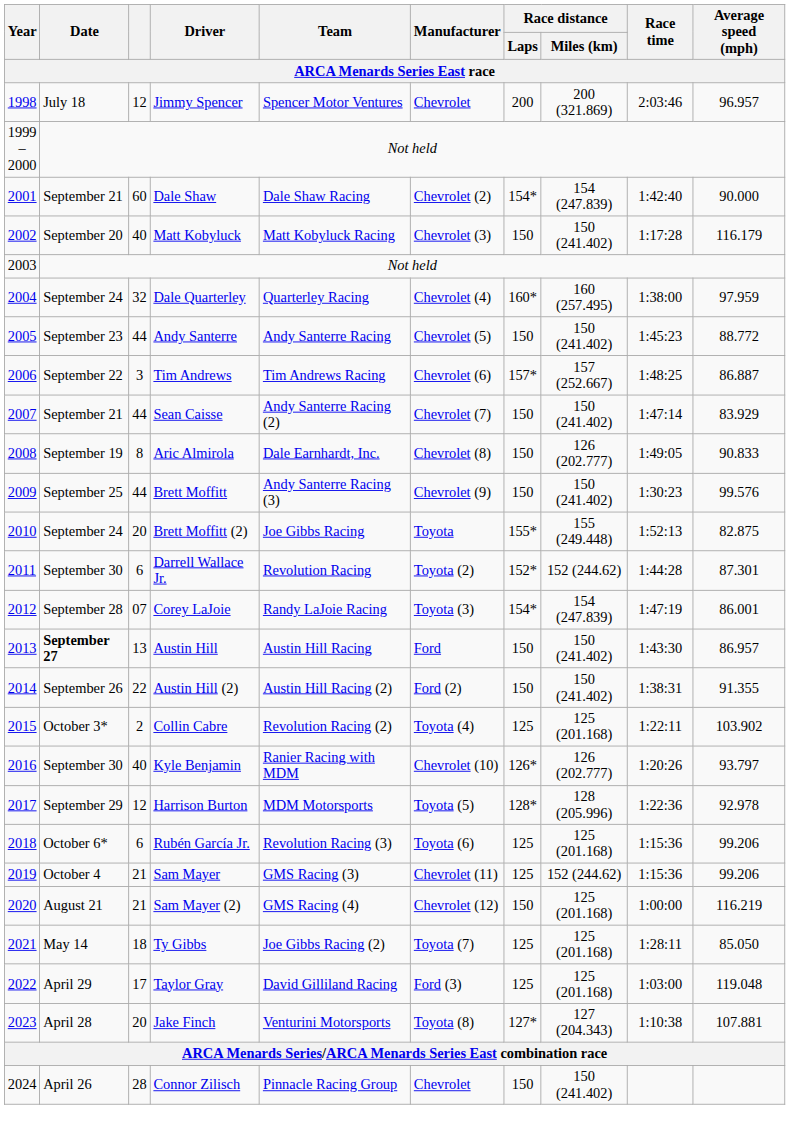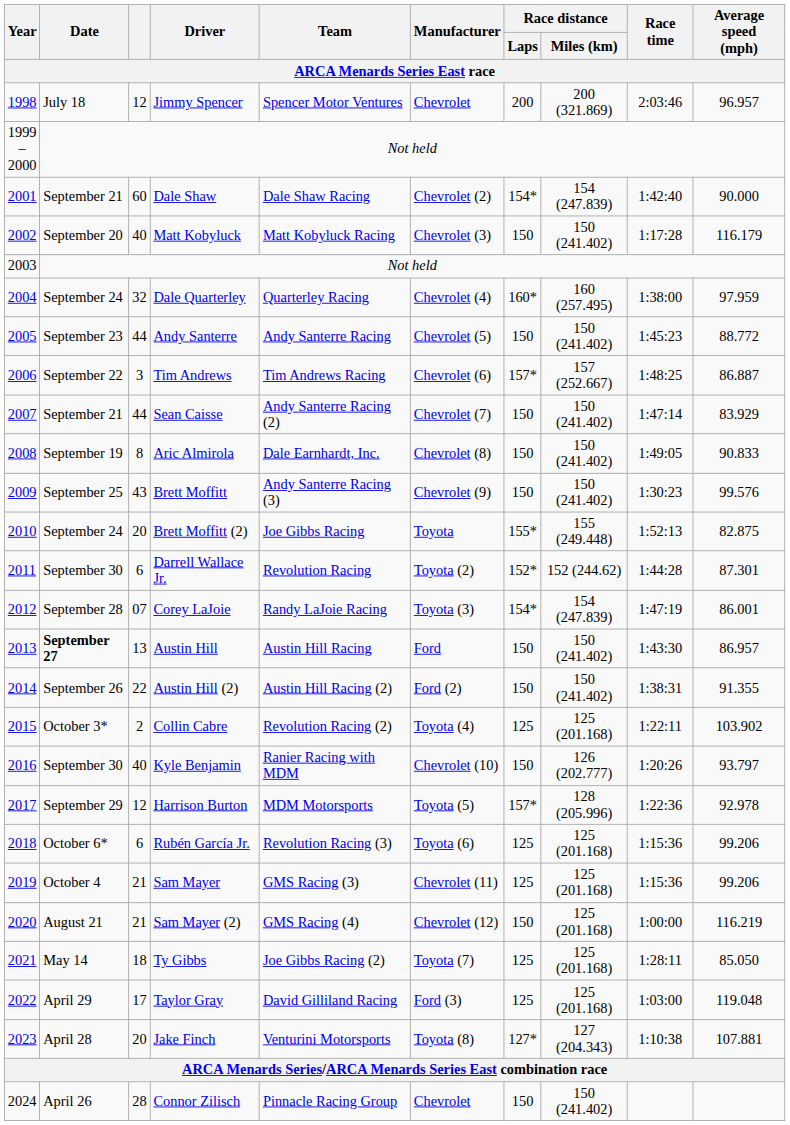(584, 453) 126 (202.777) -> (584, 453) 150 (241.402)
(140, 492) 44 -> (140, 492) 43
(523, 765) 126* -> (523, 765) 150
(523, 804) 128* -> (523, 804) 157*
(584, 874) 152 (244.62) -> (584, 882) 125 (201.168)
